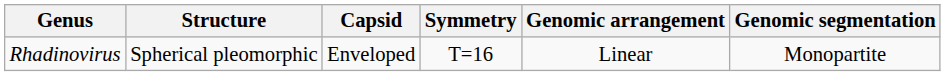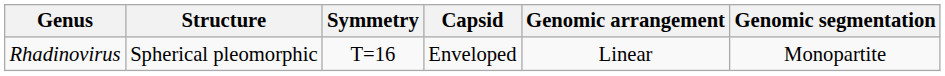columns swapped: (471, 20) <-> (371, 20)
